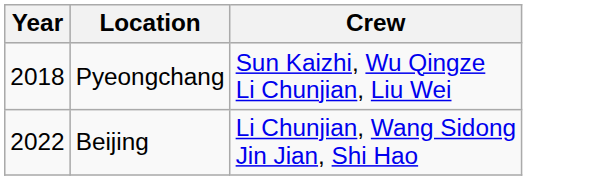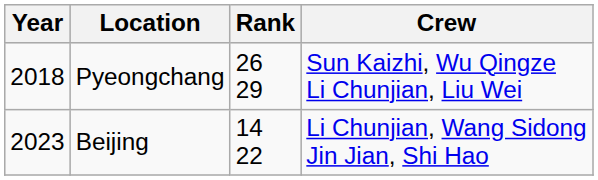+ column: (265, 23)
(37, 141) 2022 -> (37, 141) 2023
